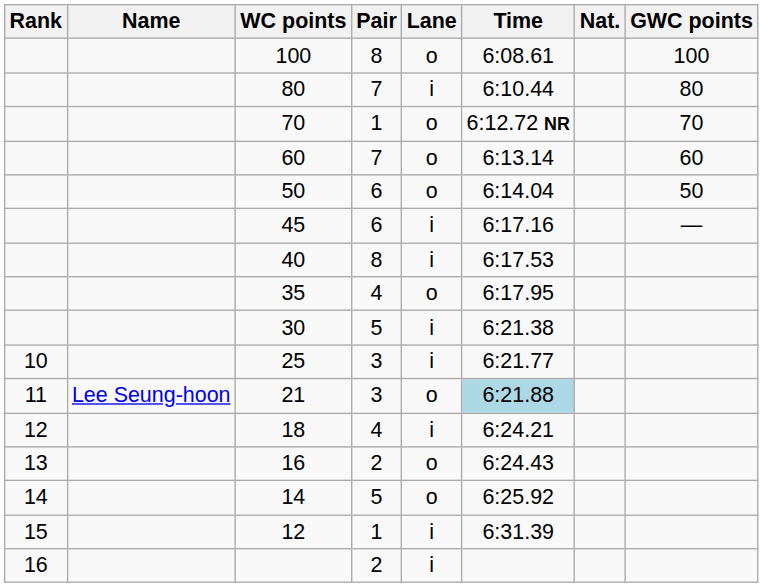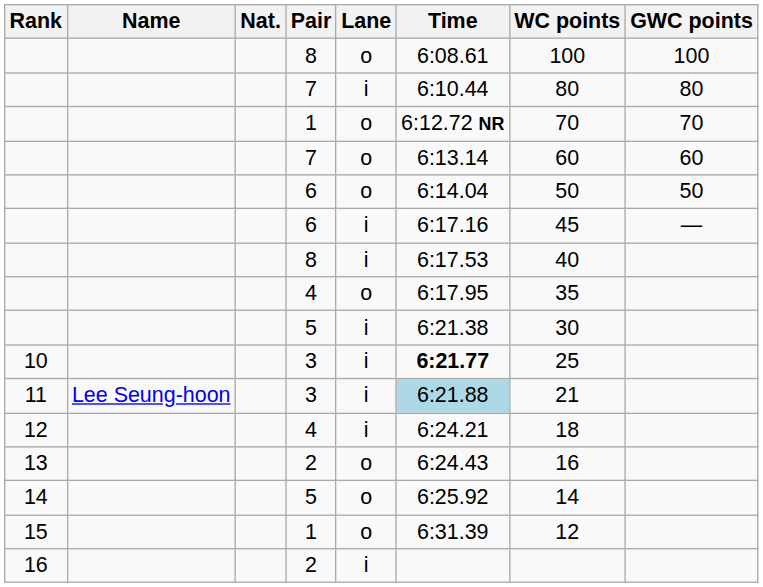columns swapped: (600, 21) <-> (293, 21)
(518, 361) normal -> (453, 361) bold
(432, 395) o -> (366, 395) i
(432, 531) i -> (366, 531) o
